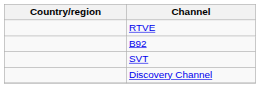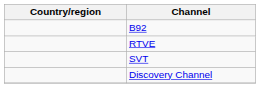rows swapped: (138, 43) <-> (142, 28)
